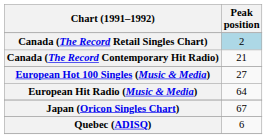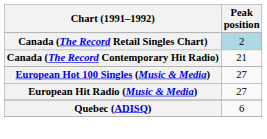(242, 91) 64 -> (242, 91) 27
- row: (113, 108)
